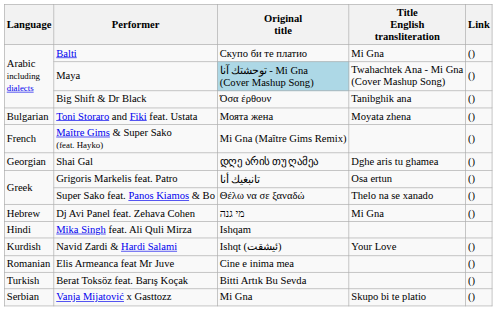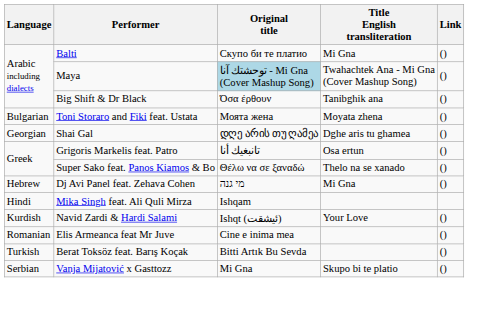- row: (114, 138)
